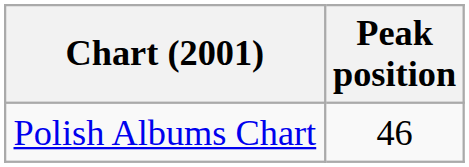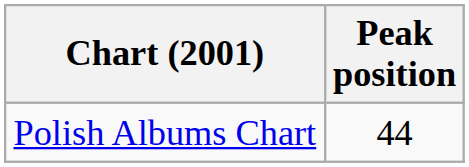(395, 131) 46 -> (395, 131) 44
